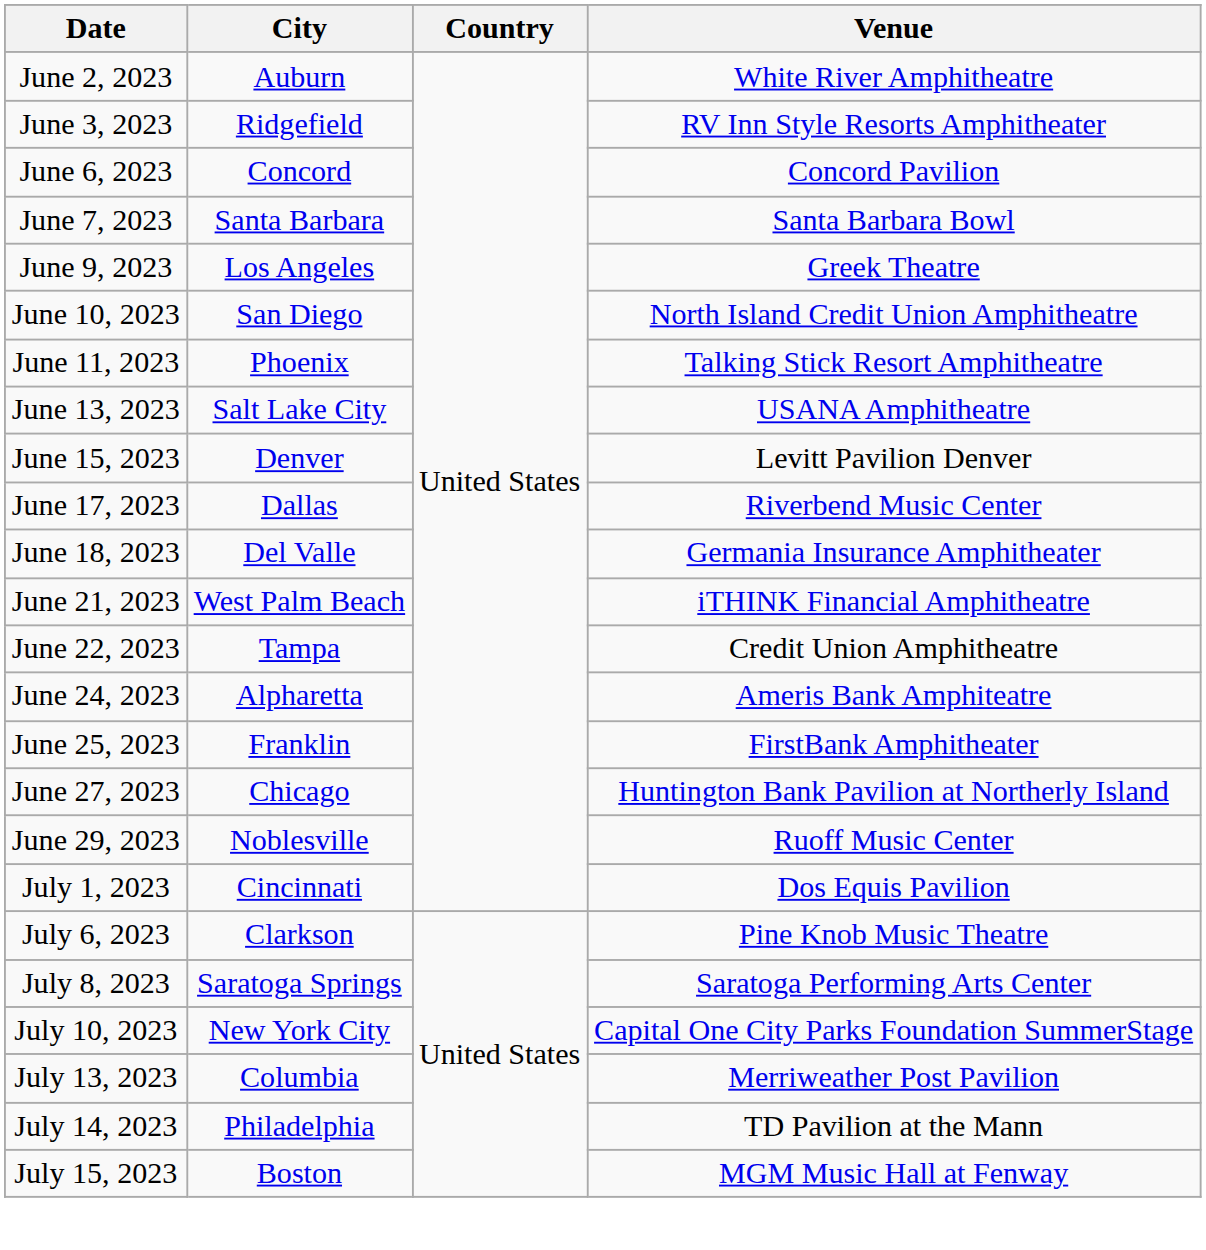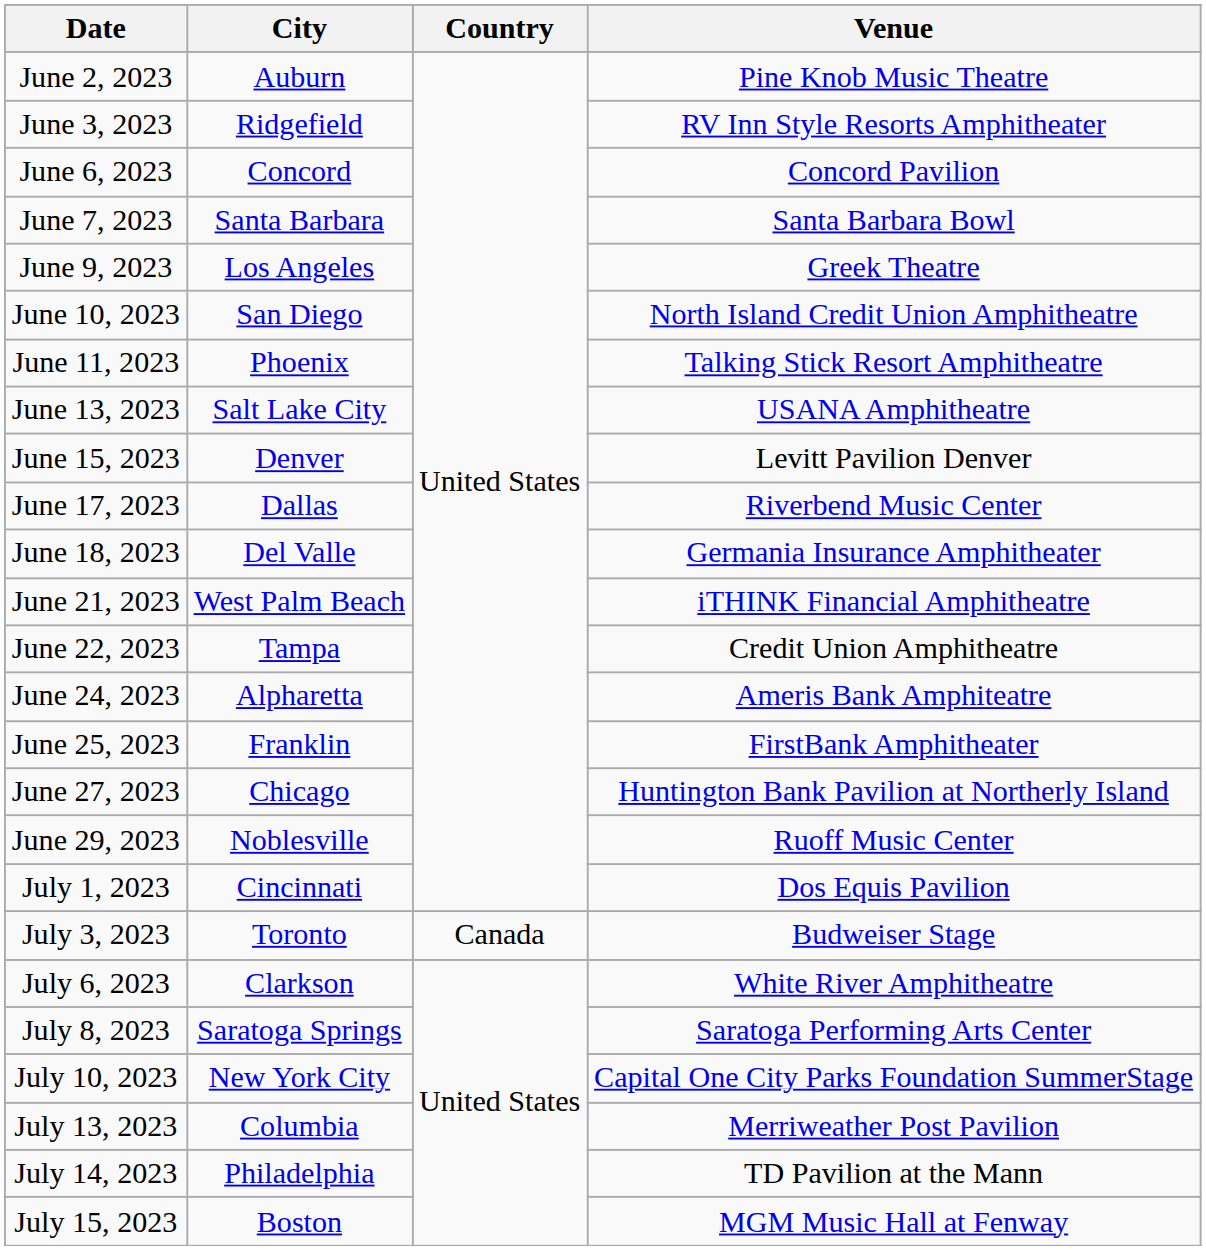(894, 76) White River Amphitheatre -> (894, 76) Pine Knob Music Theatre
+ row: (96, 934)
(894, 934) Pine Knob Music Theatre -> (894, 982) White River Amphitheatre
